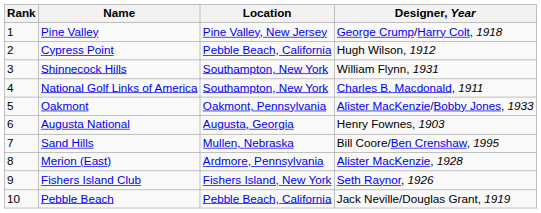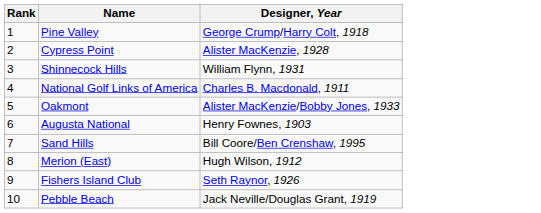- column: (267, 13)
(386, 50) Hugh Wilson, 1912 -> (266, 50) Alister MacKenzie, 1928
(400, 161) Alister MacKenzie, 1928 -> (252, 161) Hugh Wilson, 1912
